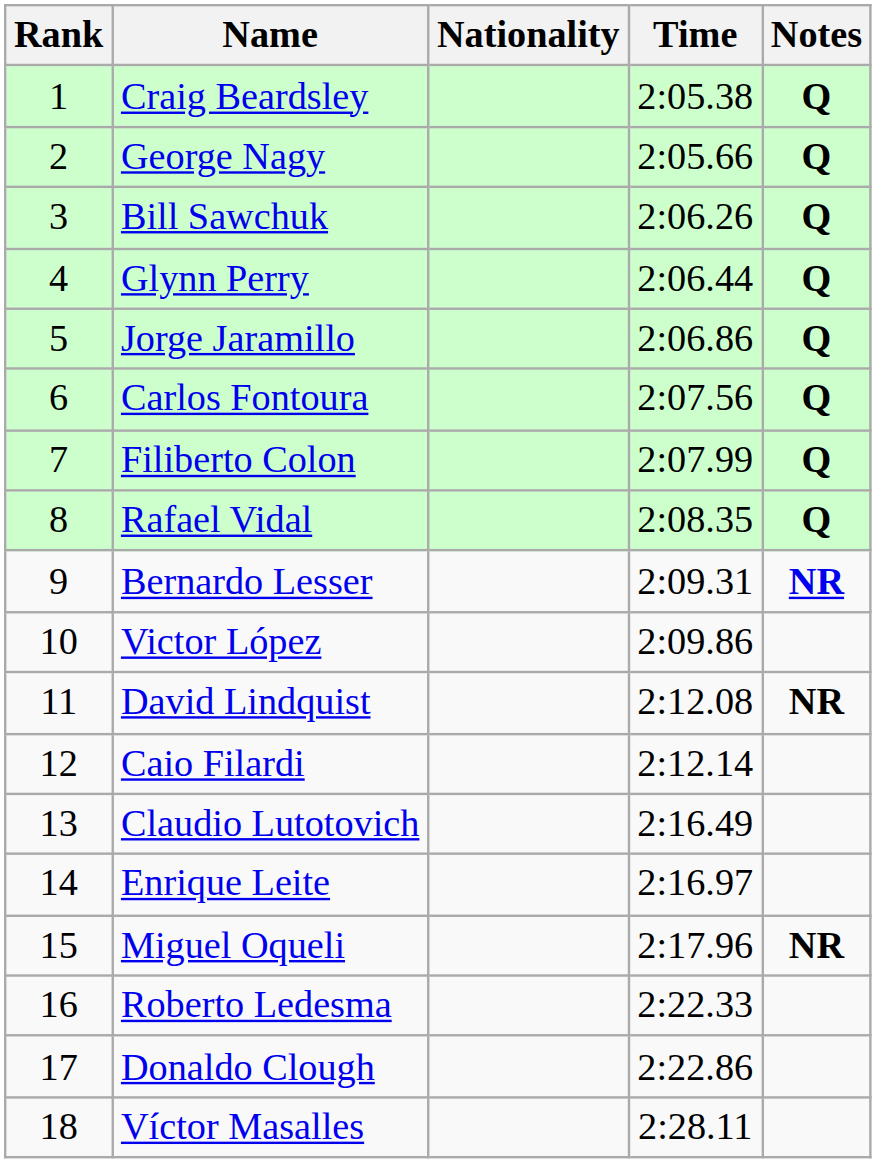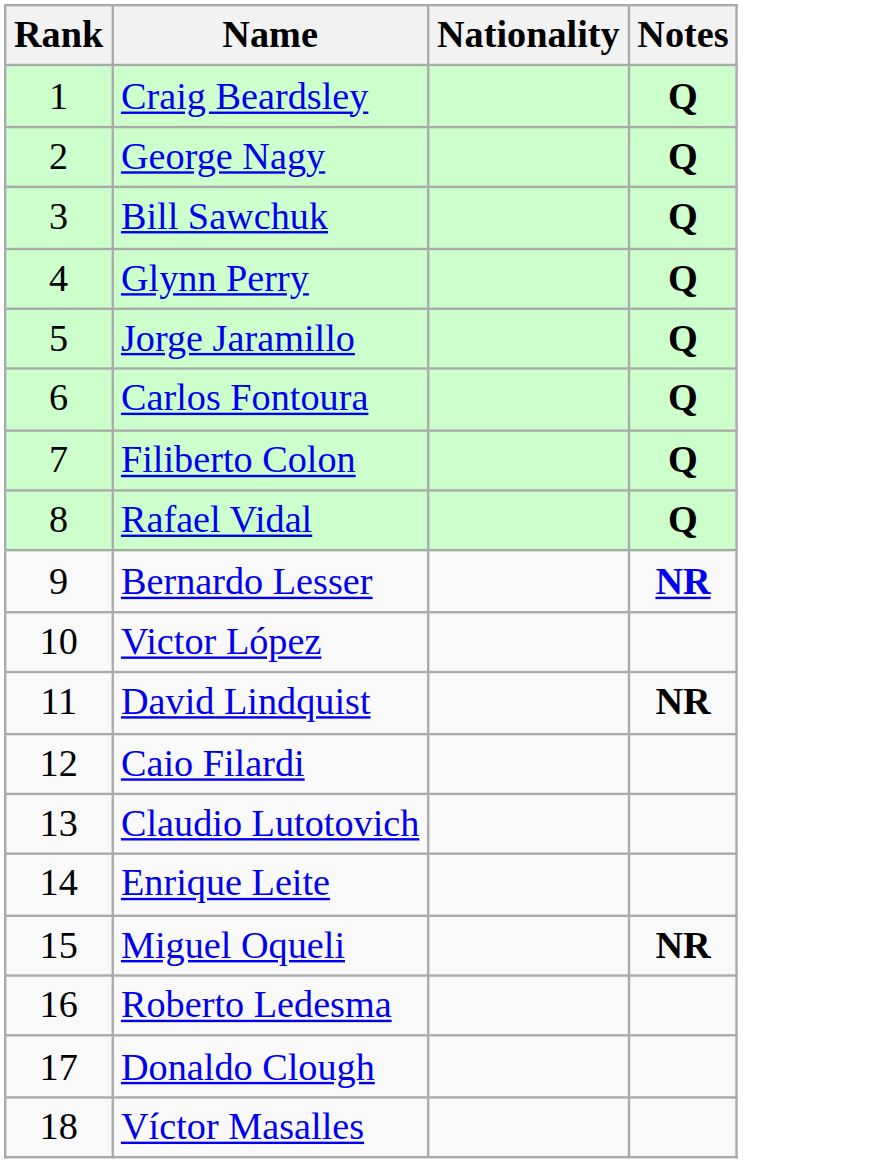- column: (695, 34)
